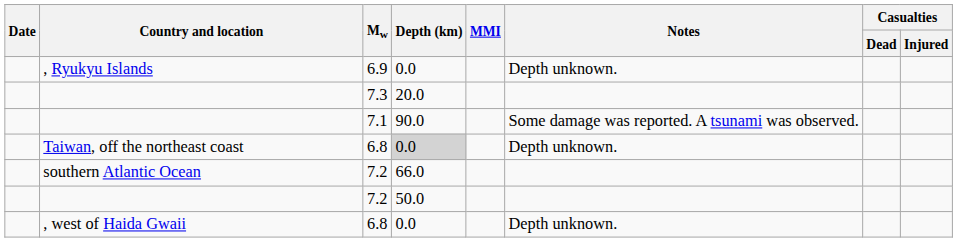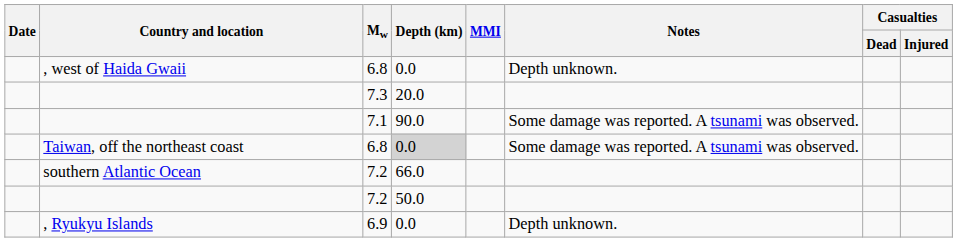rows swapped: (115, 224) <-> (98, 69)
(563, 146) Depth unknown. -> (684, 146) Some damage was reported. A tsunami was observed.
